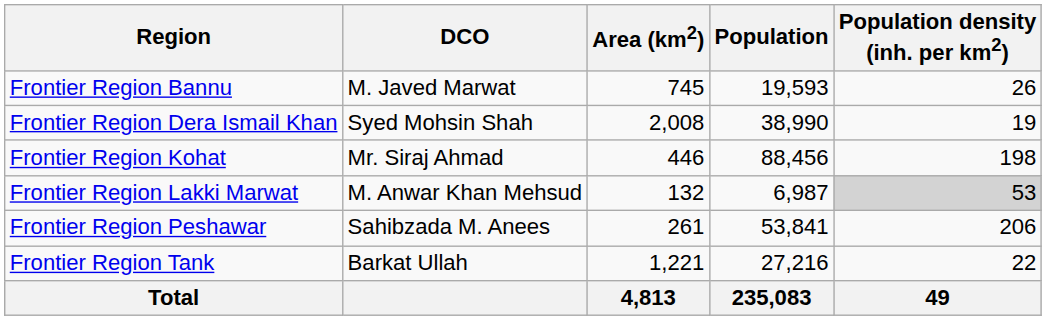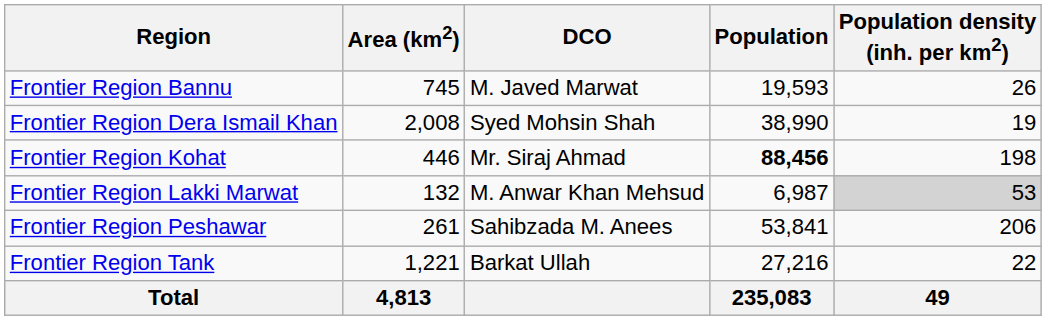columns swapped: (465, 37) <-> (648, 37)
(795, 157) normal -> (795, 157) bold
